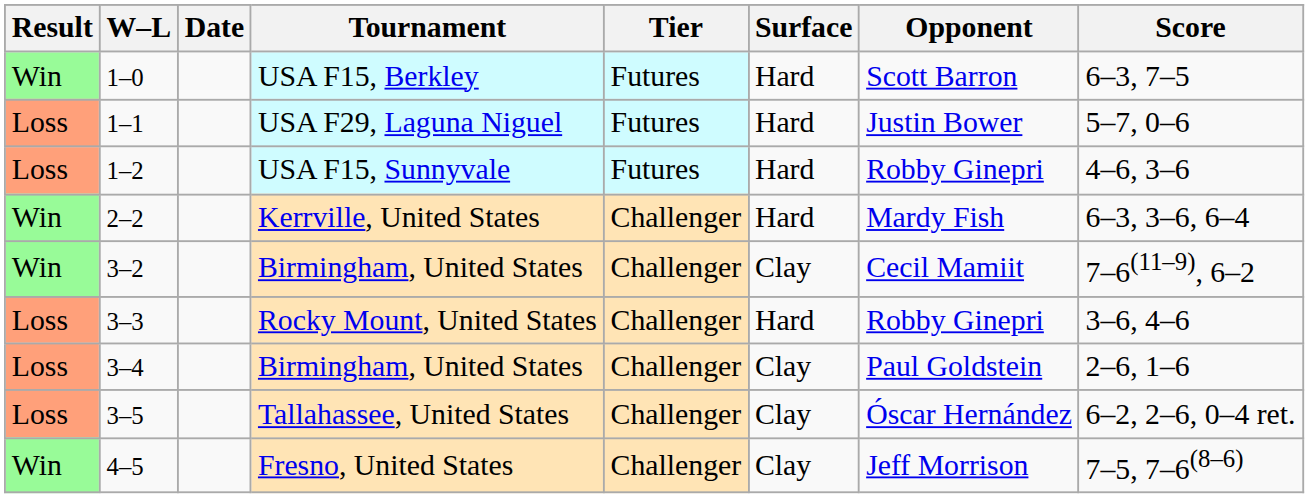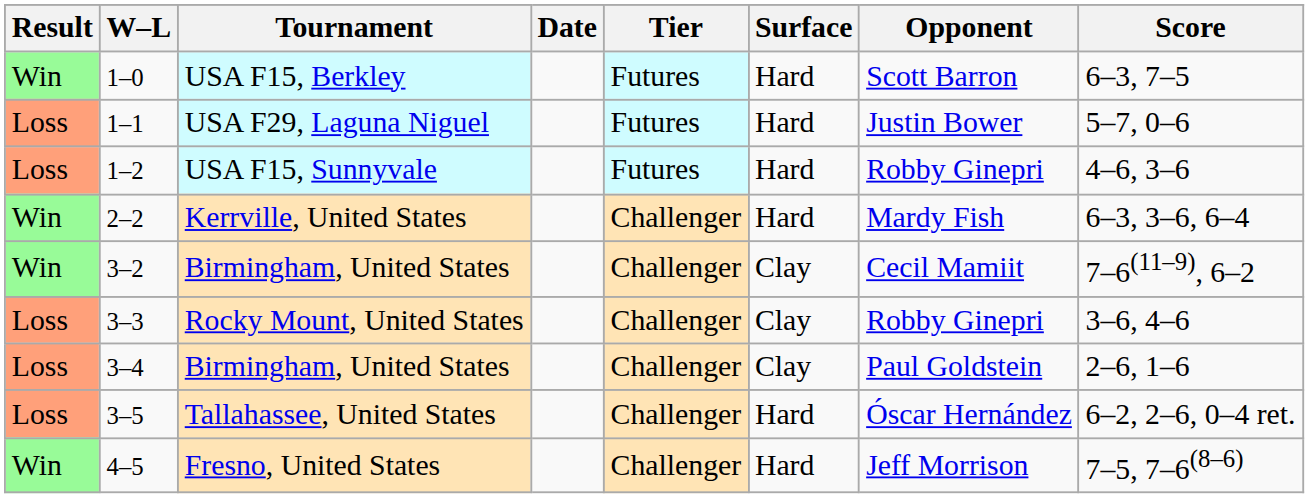columns swapped: (214, 28) <-> (427, 28)
(785, 319) Hard -> (783, 319) Clay
(783, 413) Clay -> (785, 413) Hard
(783, 464) Clay -> (785, 464) Hard
